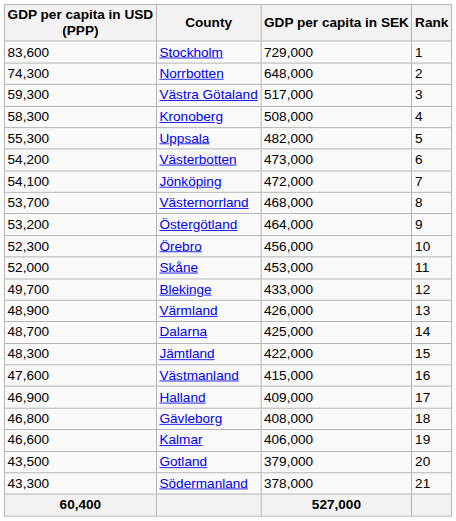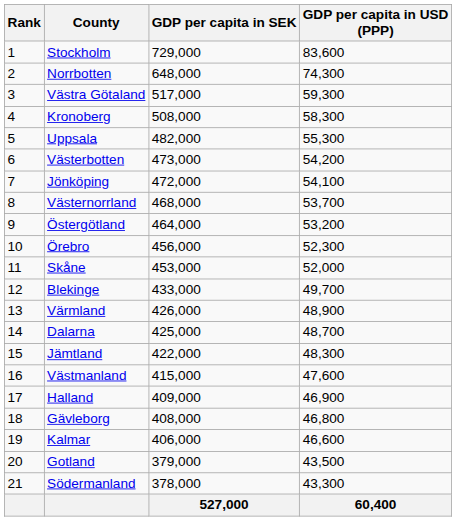columns swapped: (432, 22) <-> (80, 22)
